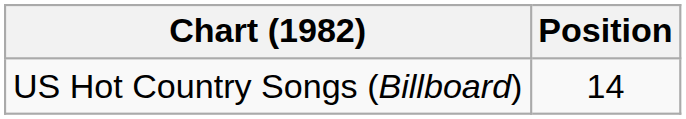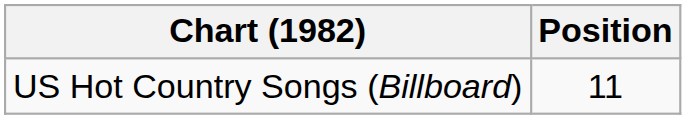(605, 85) 14 -> (605, 85) 11
